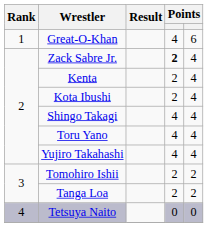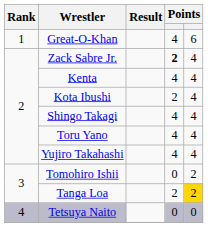(175, 77) 2 -> (175, 77) 4
(175, 174) 2 -> (175, 174) 0
(194, 193) no background -> (194, 193) gold background
